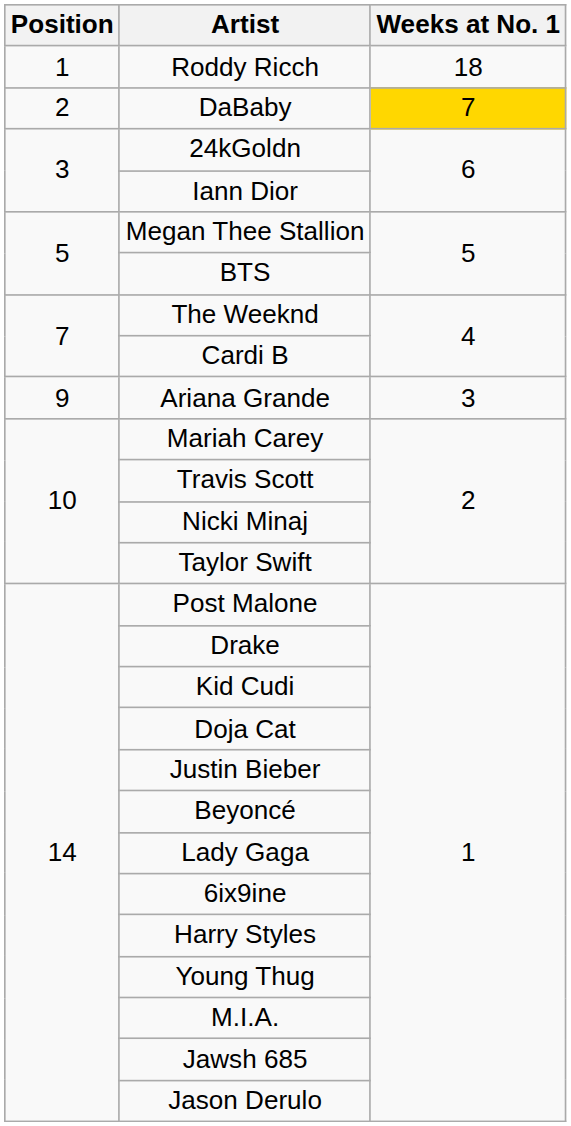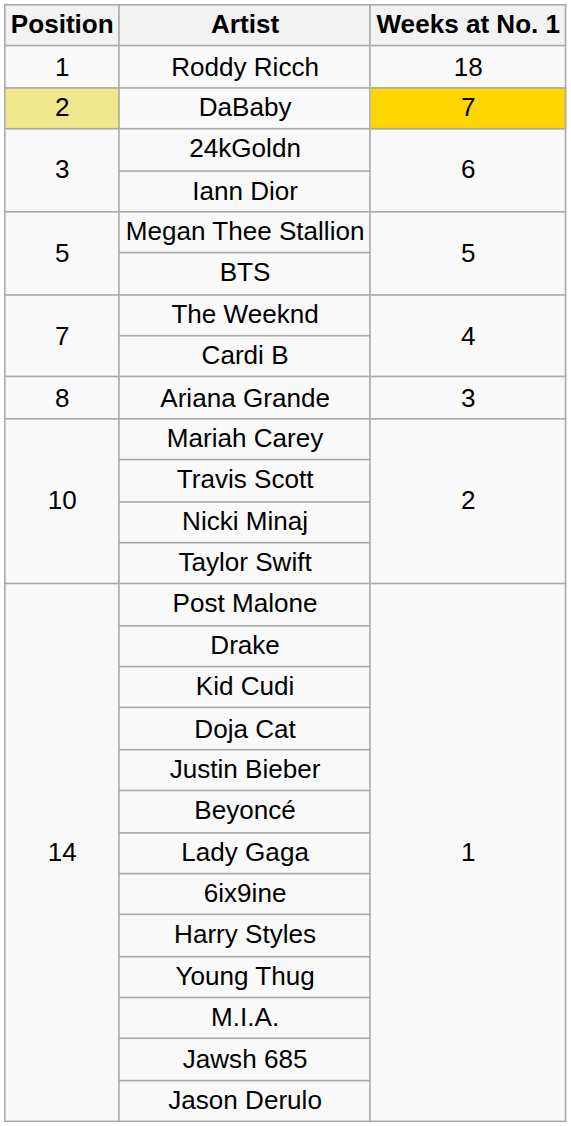(62, 107) no background -> (62, 107) khaki background
(62, 397) 9 -> (62, 397) 8
